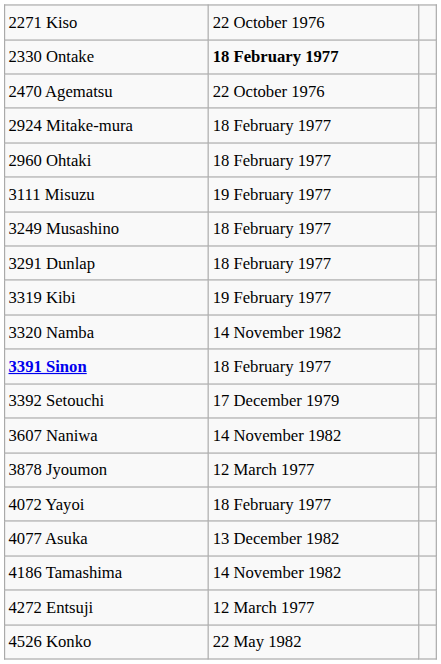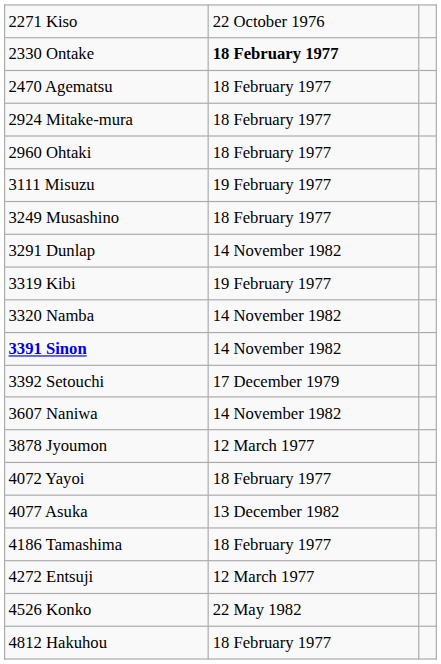(269, 91) 22 October 1976 -> (272, 86) 18 February 1977
(272, 263) 18 February 1977 -> (277, 250) 14 November 1982
(272, 366) 18 February 1977 -> (277, 348) 14 November 1982
(277, 572) 14 November 1982 -> (272, 544) 18 February 1977
+ row: (58, 642)
